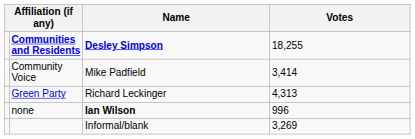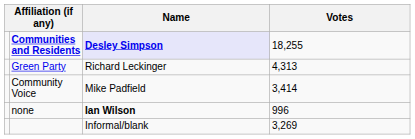(124, 45) no background -> (124, 45) lavender background
rows swapped: (39, 94) <-> (37, 72)
